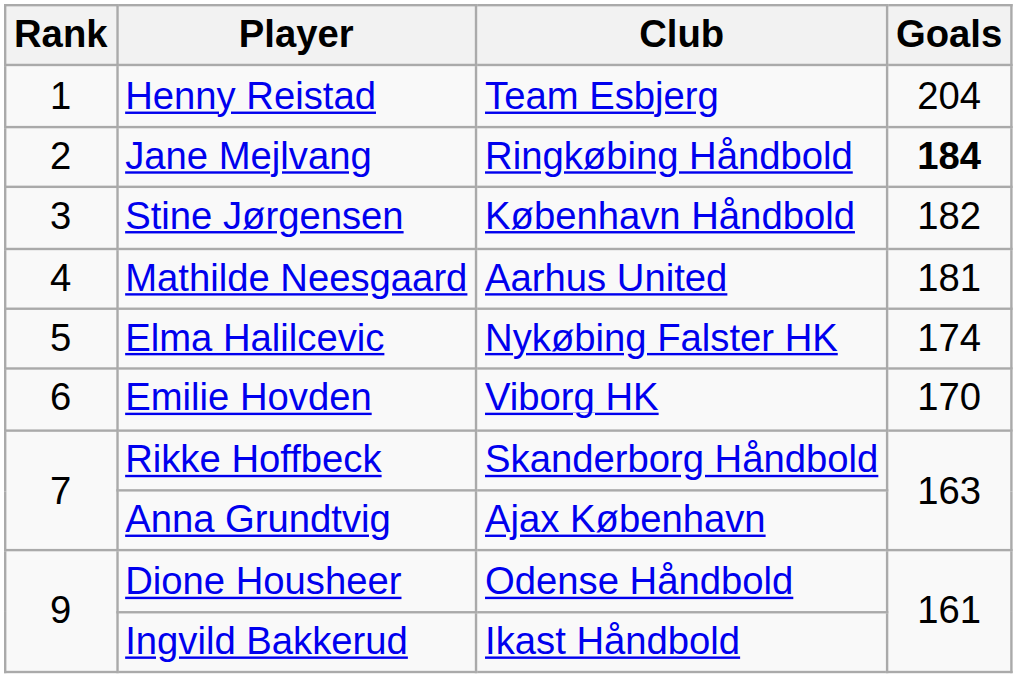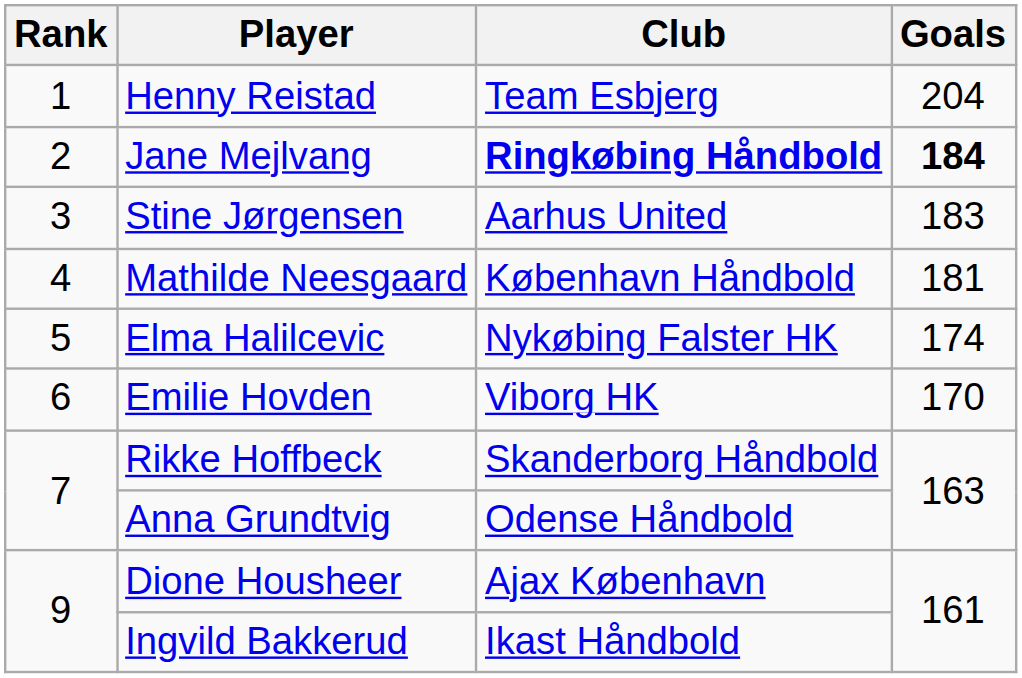(669, 156) normal -> (684, 156) bold
(670, 216) København Håndbold -> (606, 216) Aarhus United
(949, 216) 182 -> (953, 216) 183
(606, 277) Aarhus United -> (670, 277) København Håndbold
(625, 519) Ajax København -> (639, 519) Odense Håndbold
(639, 580) Odense Håndbold -> (625, 580) Ajax København
